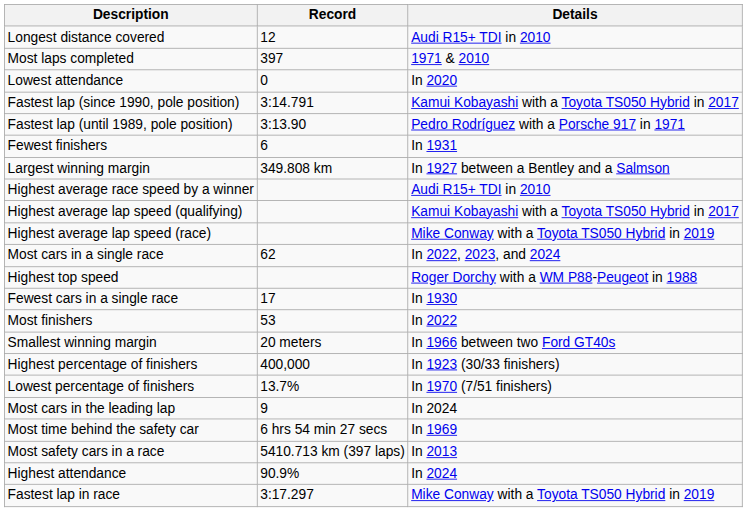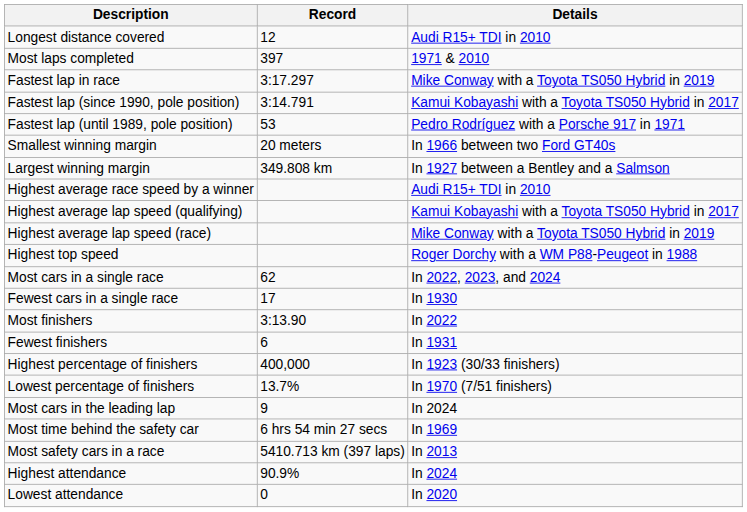rows swapped: (64, 495) <-> (65, 80)
(283, 124) 3:13.90 -> (268, 124) 53
rows swapped: (82, 342) <-> (57, 146)
rows swapped: (63, 277) <-> (86, 255)
(268, 320) 53 -> (283, 320) 3:13.90
